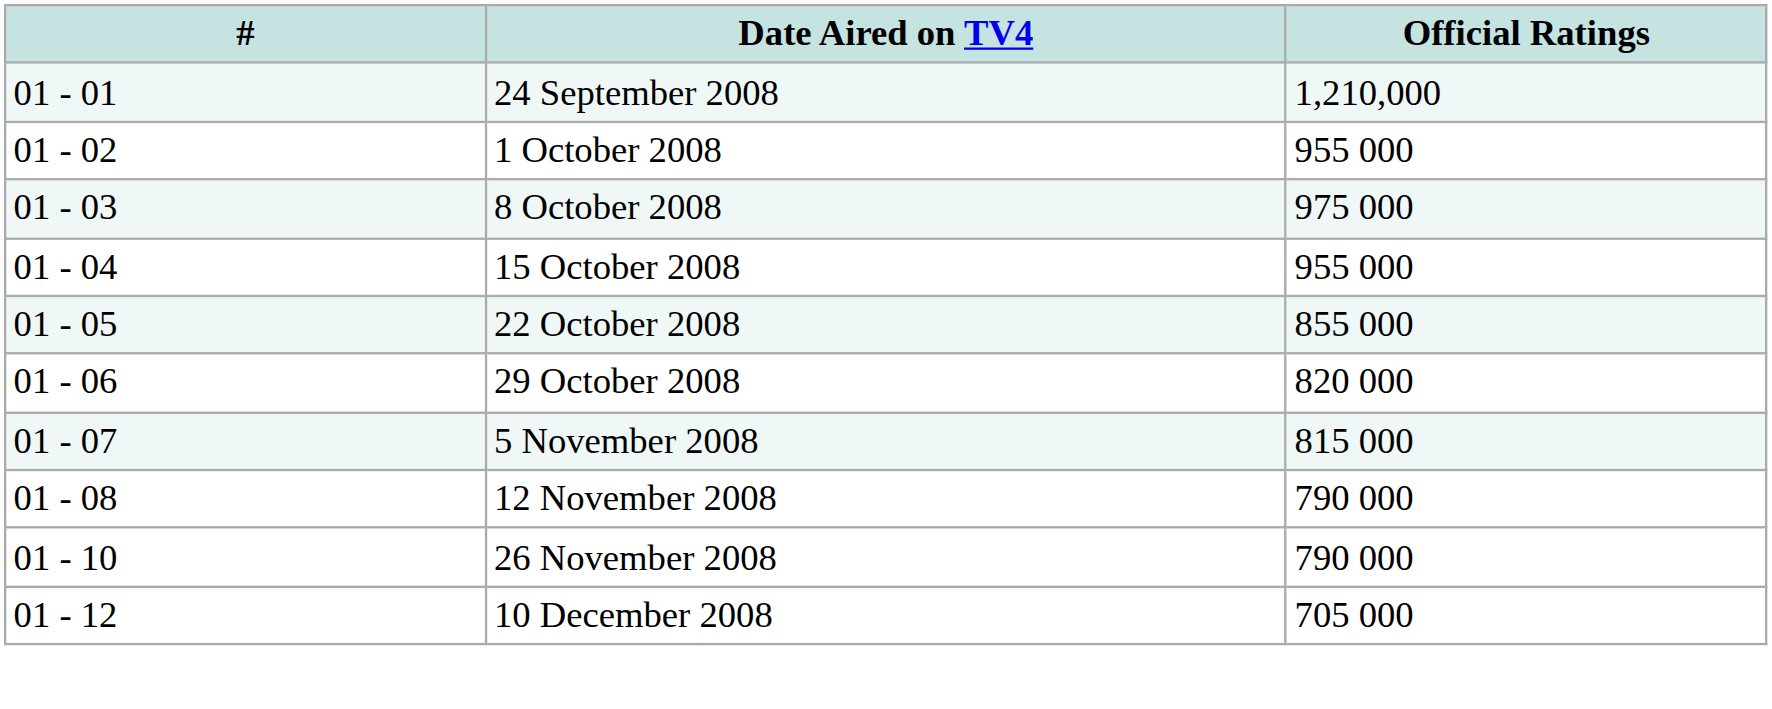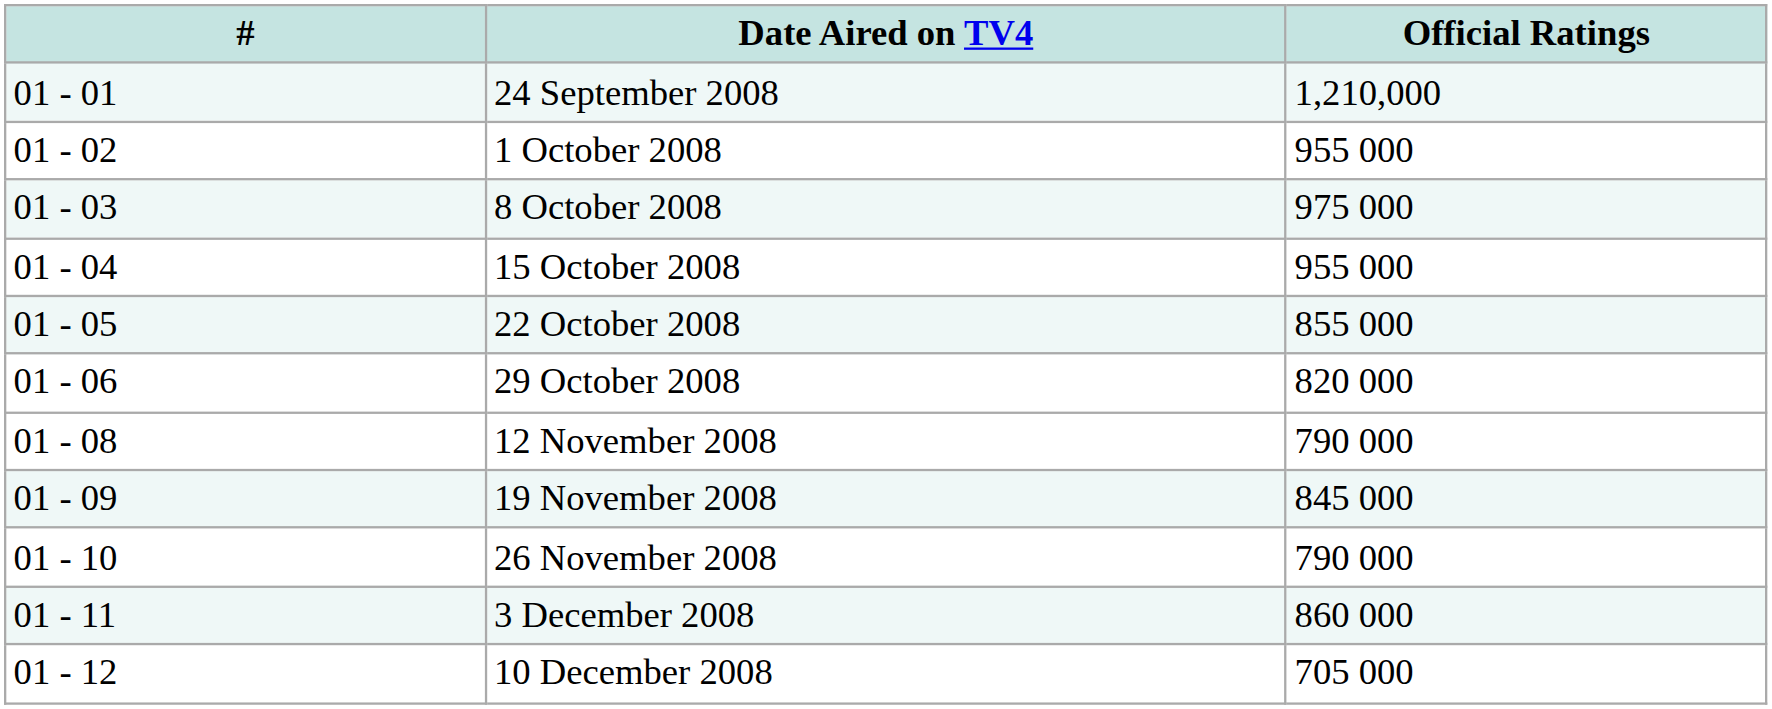- row: (626, 440)
+ row: (635, 498)
+ row: (624, 614)
